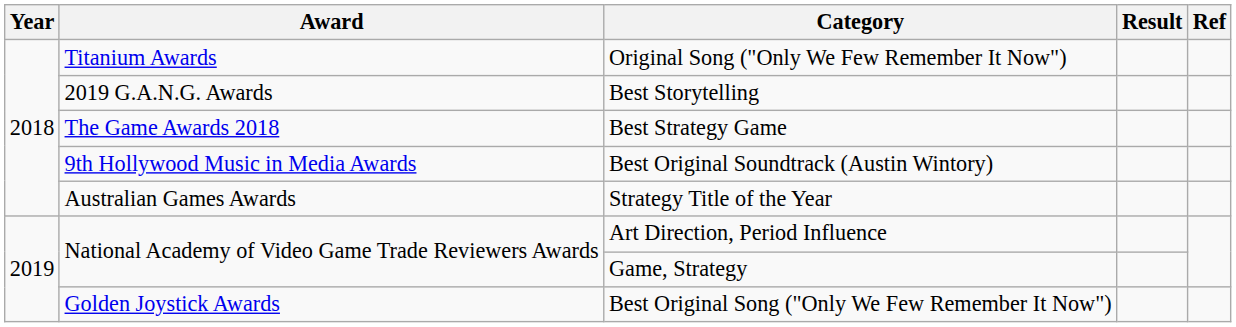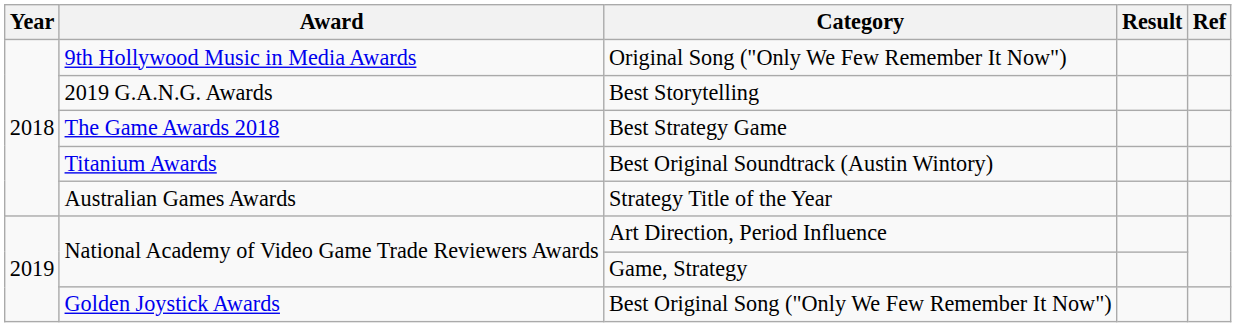(141, 57) Titanium Awards -> (241, 57) 9th Hollywood Music in Media Awards
(241, 163) 9th Hollywood Music in Media Awards -> (141, 163) Titanium Awards
